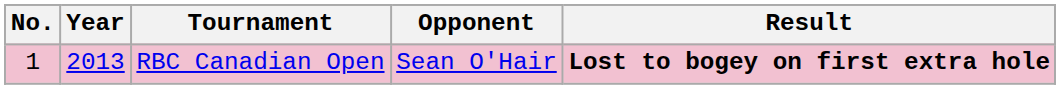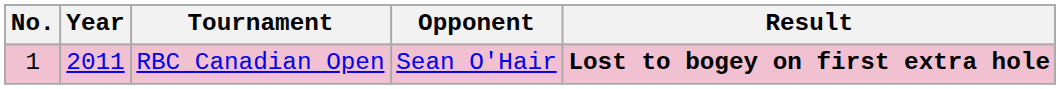(96, 64) 2013 -> (96, 64) 2011
